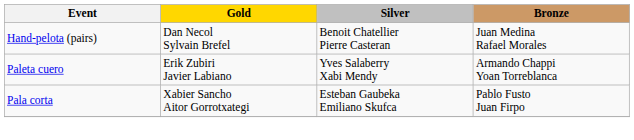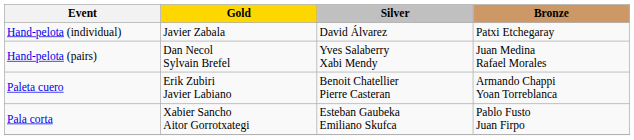+ row: (64, 31)
(359, 38) Benoit Chatellier Pierre Casteran -> (354, 56) Yves Salaberry Xabi Mendy
(354, 69) Yves Salaberry Xabi Mendy -> (359, 87) Benoit Chatellier Pierre Casteran
